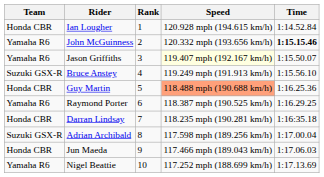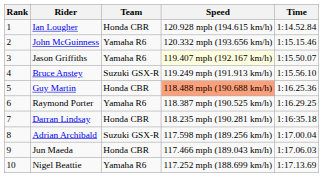columns swapped: (148, 12) <-> (34, 12)
(297, 42) bold -> (297, 42) normal
